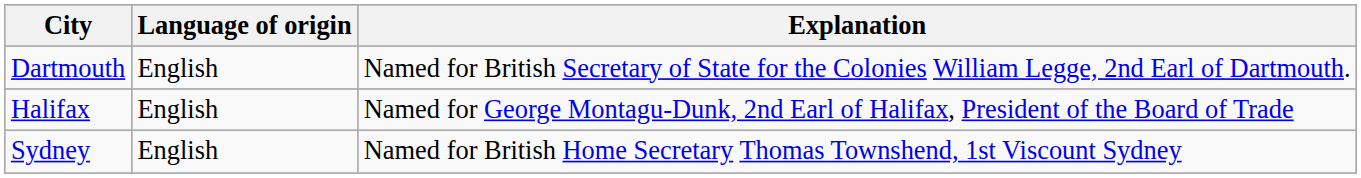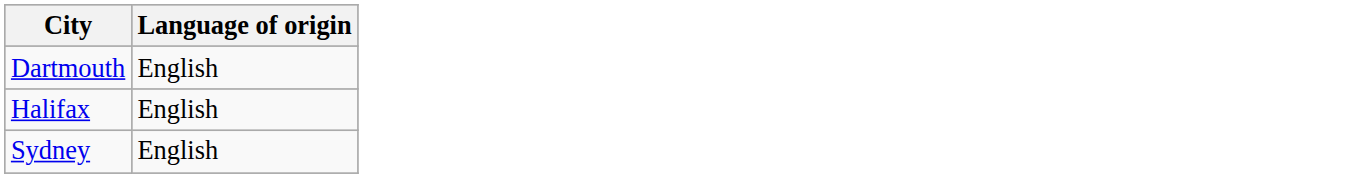- column: (857, 25)
